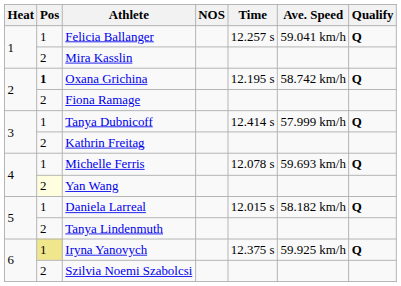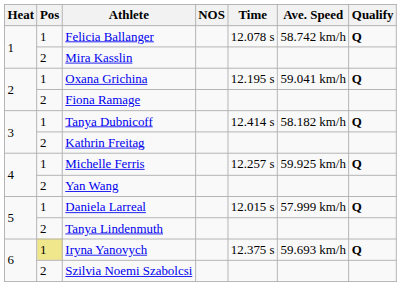(253, 36) 12.257 s -> (253, 36) 12.078 s
(313, 36) 59.041 km/h -> (313, 36) 58.742 km/h
(43, 79) bold -> (43, 79) normal
(313, 79) 58.742 km/h -> (313, 79) 59.041 km/h
(313, 121) 57.999 km/h -> (313, 121) 58.182 km/h
(253, 164) 12.078 s -> (253, 164) 12.257 s
(313, 164) 59.693 km/h -> (313, 164) 59.925 km/h
(43, 185) lightyellow background -> (43, 185) no background
(313, 207) 58.182 km/h -> (313, 207) 57.999 km/h
(313, 249) 59.925 km/h -> (313, 249) 59.693 km/h
